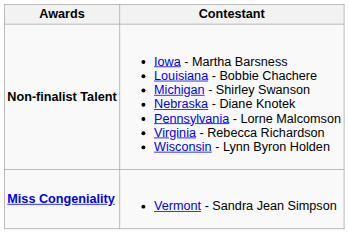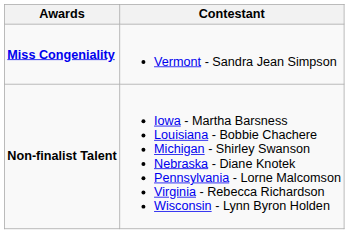rows swapped: (61, 199) <-> (62, 96)
